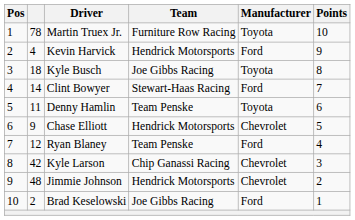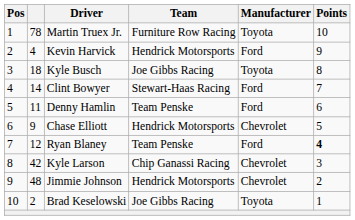(257, 106) Toyota -> (252, 106) Ford
(319, 144) normal -> (319, 144) bold
(252, 200) Ford -> (257, 200) Toyota
